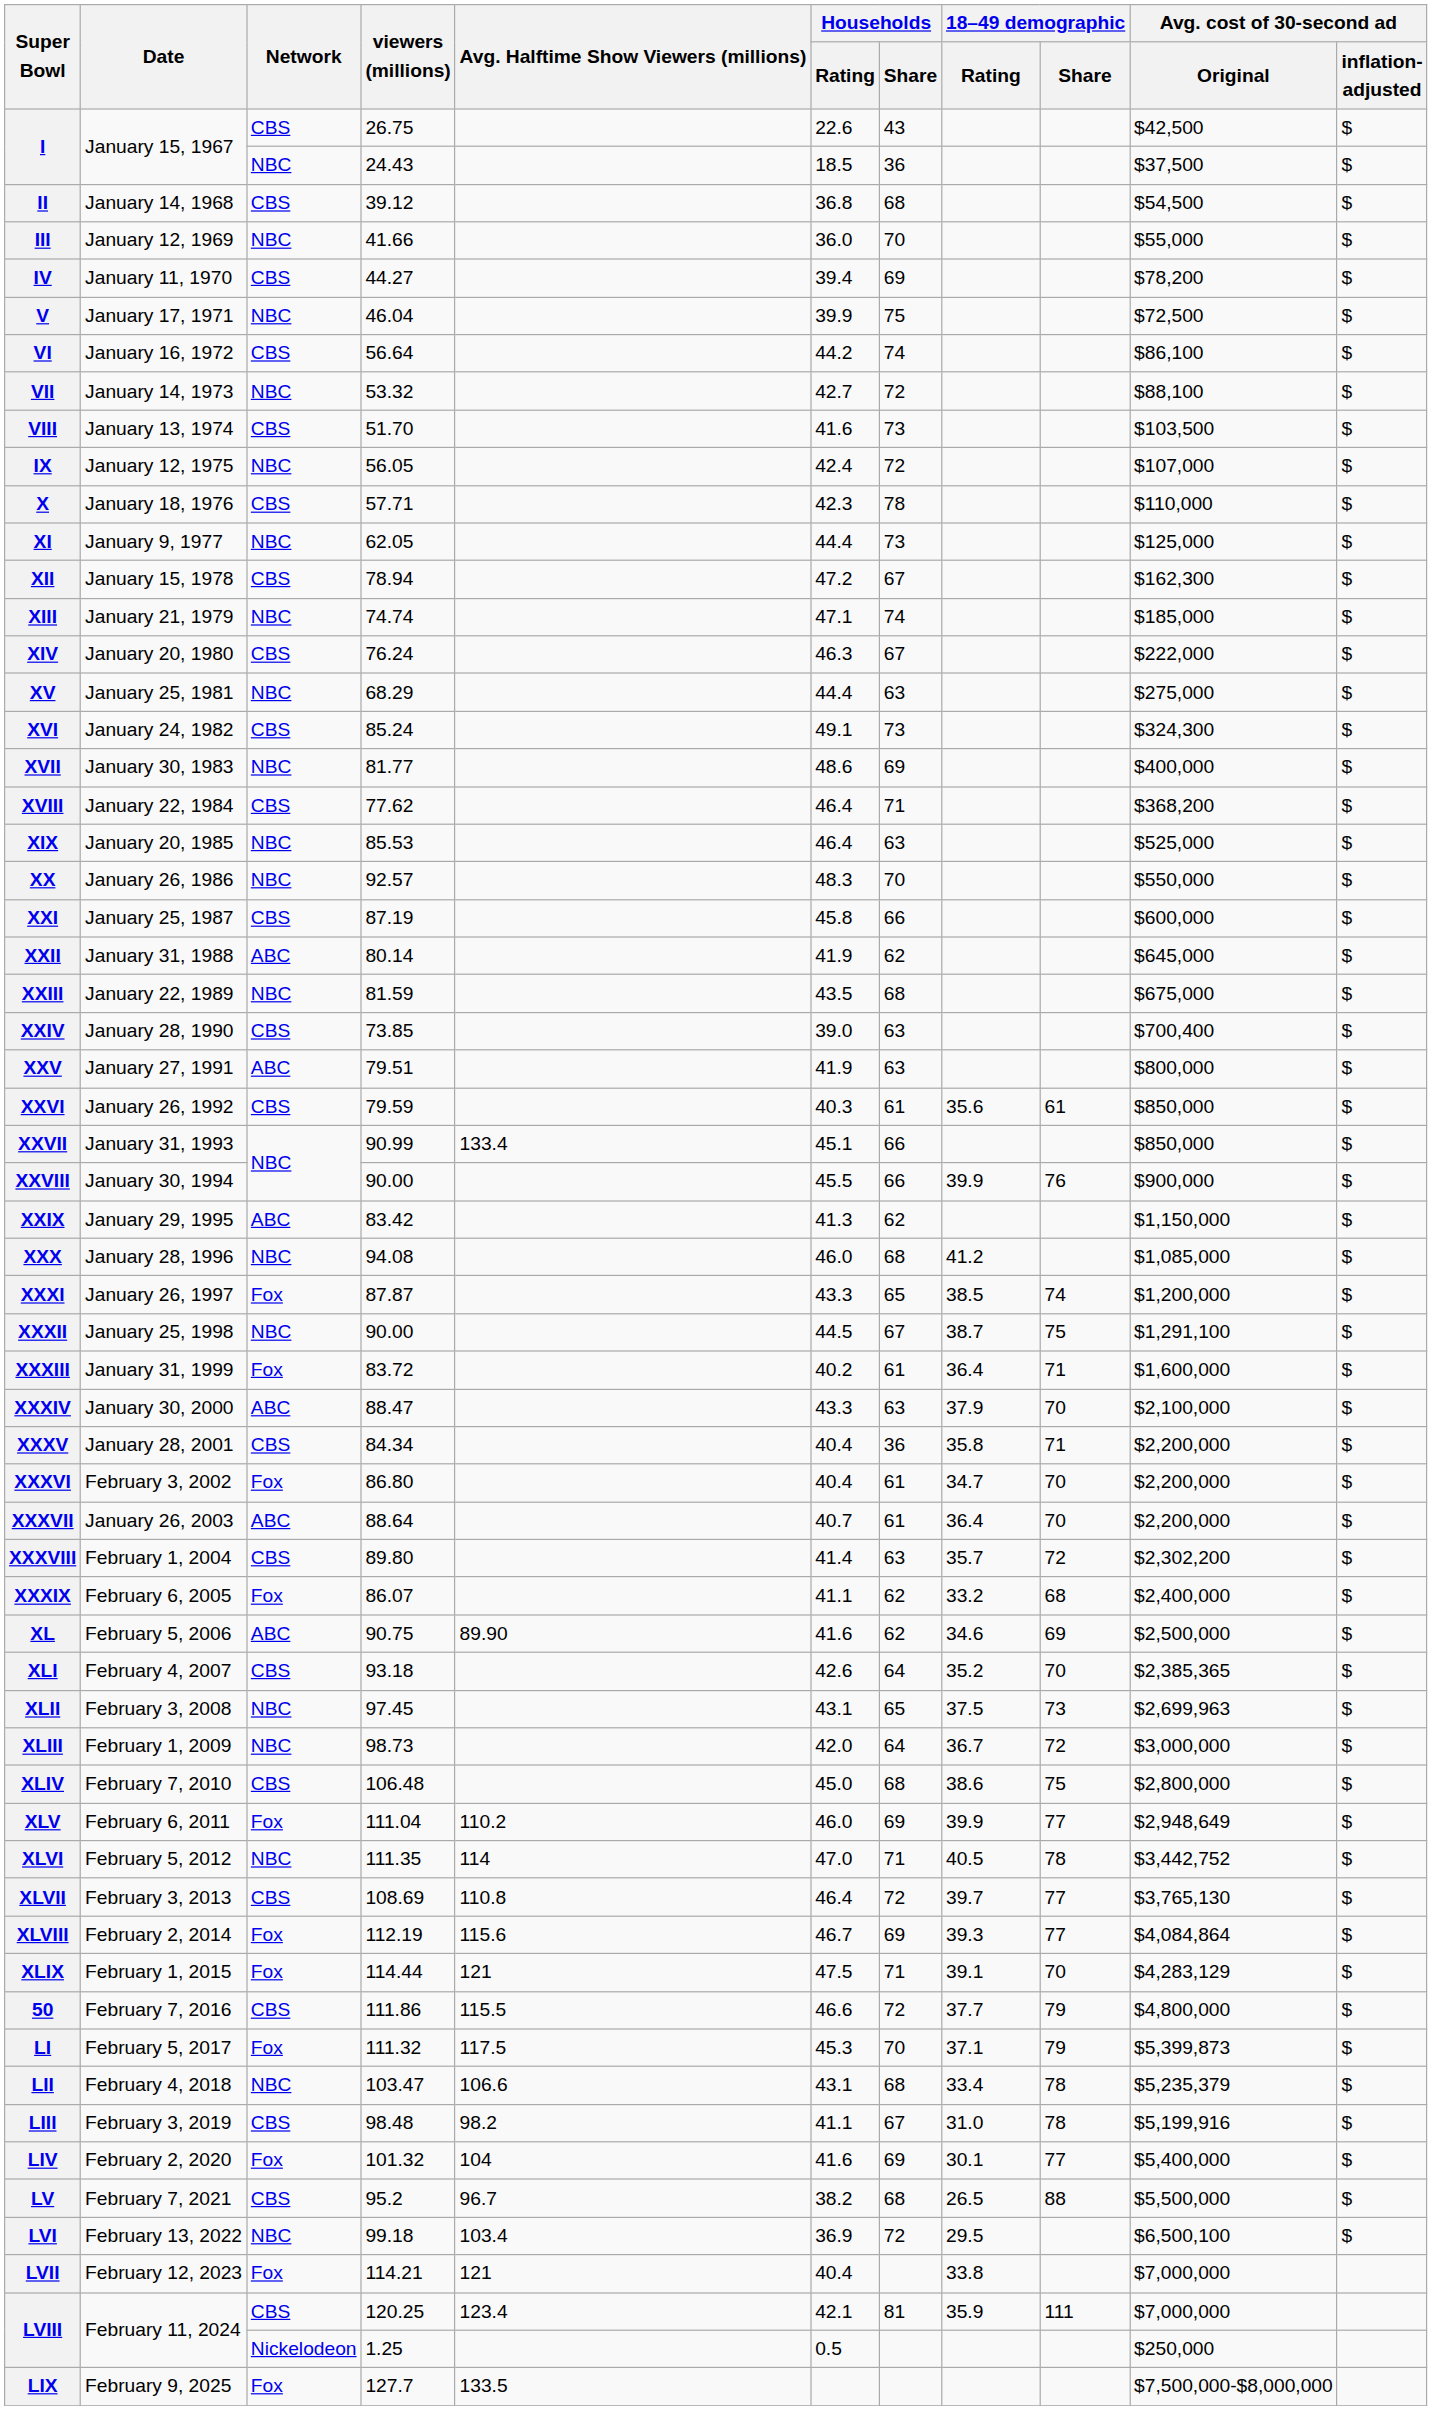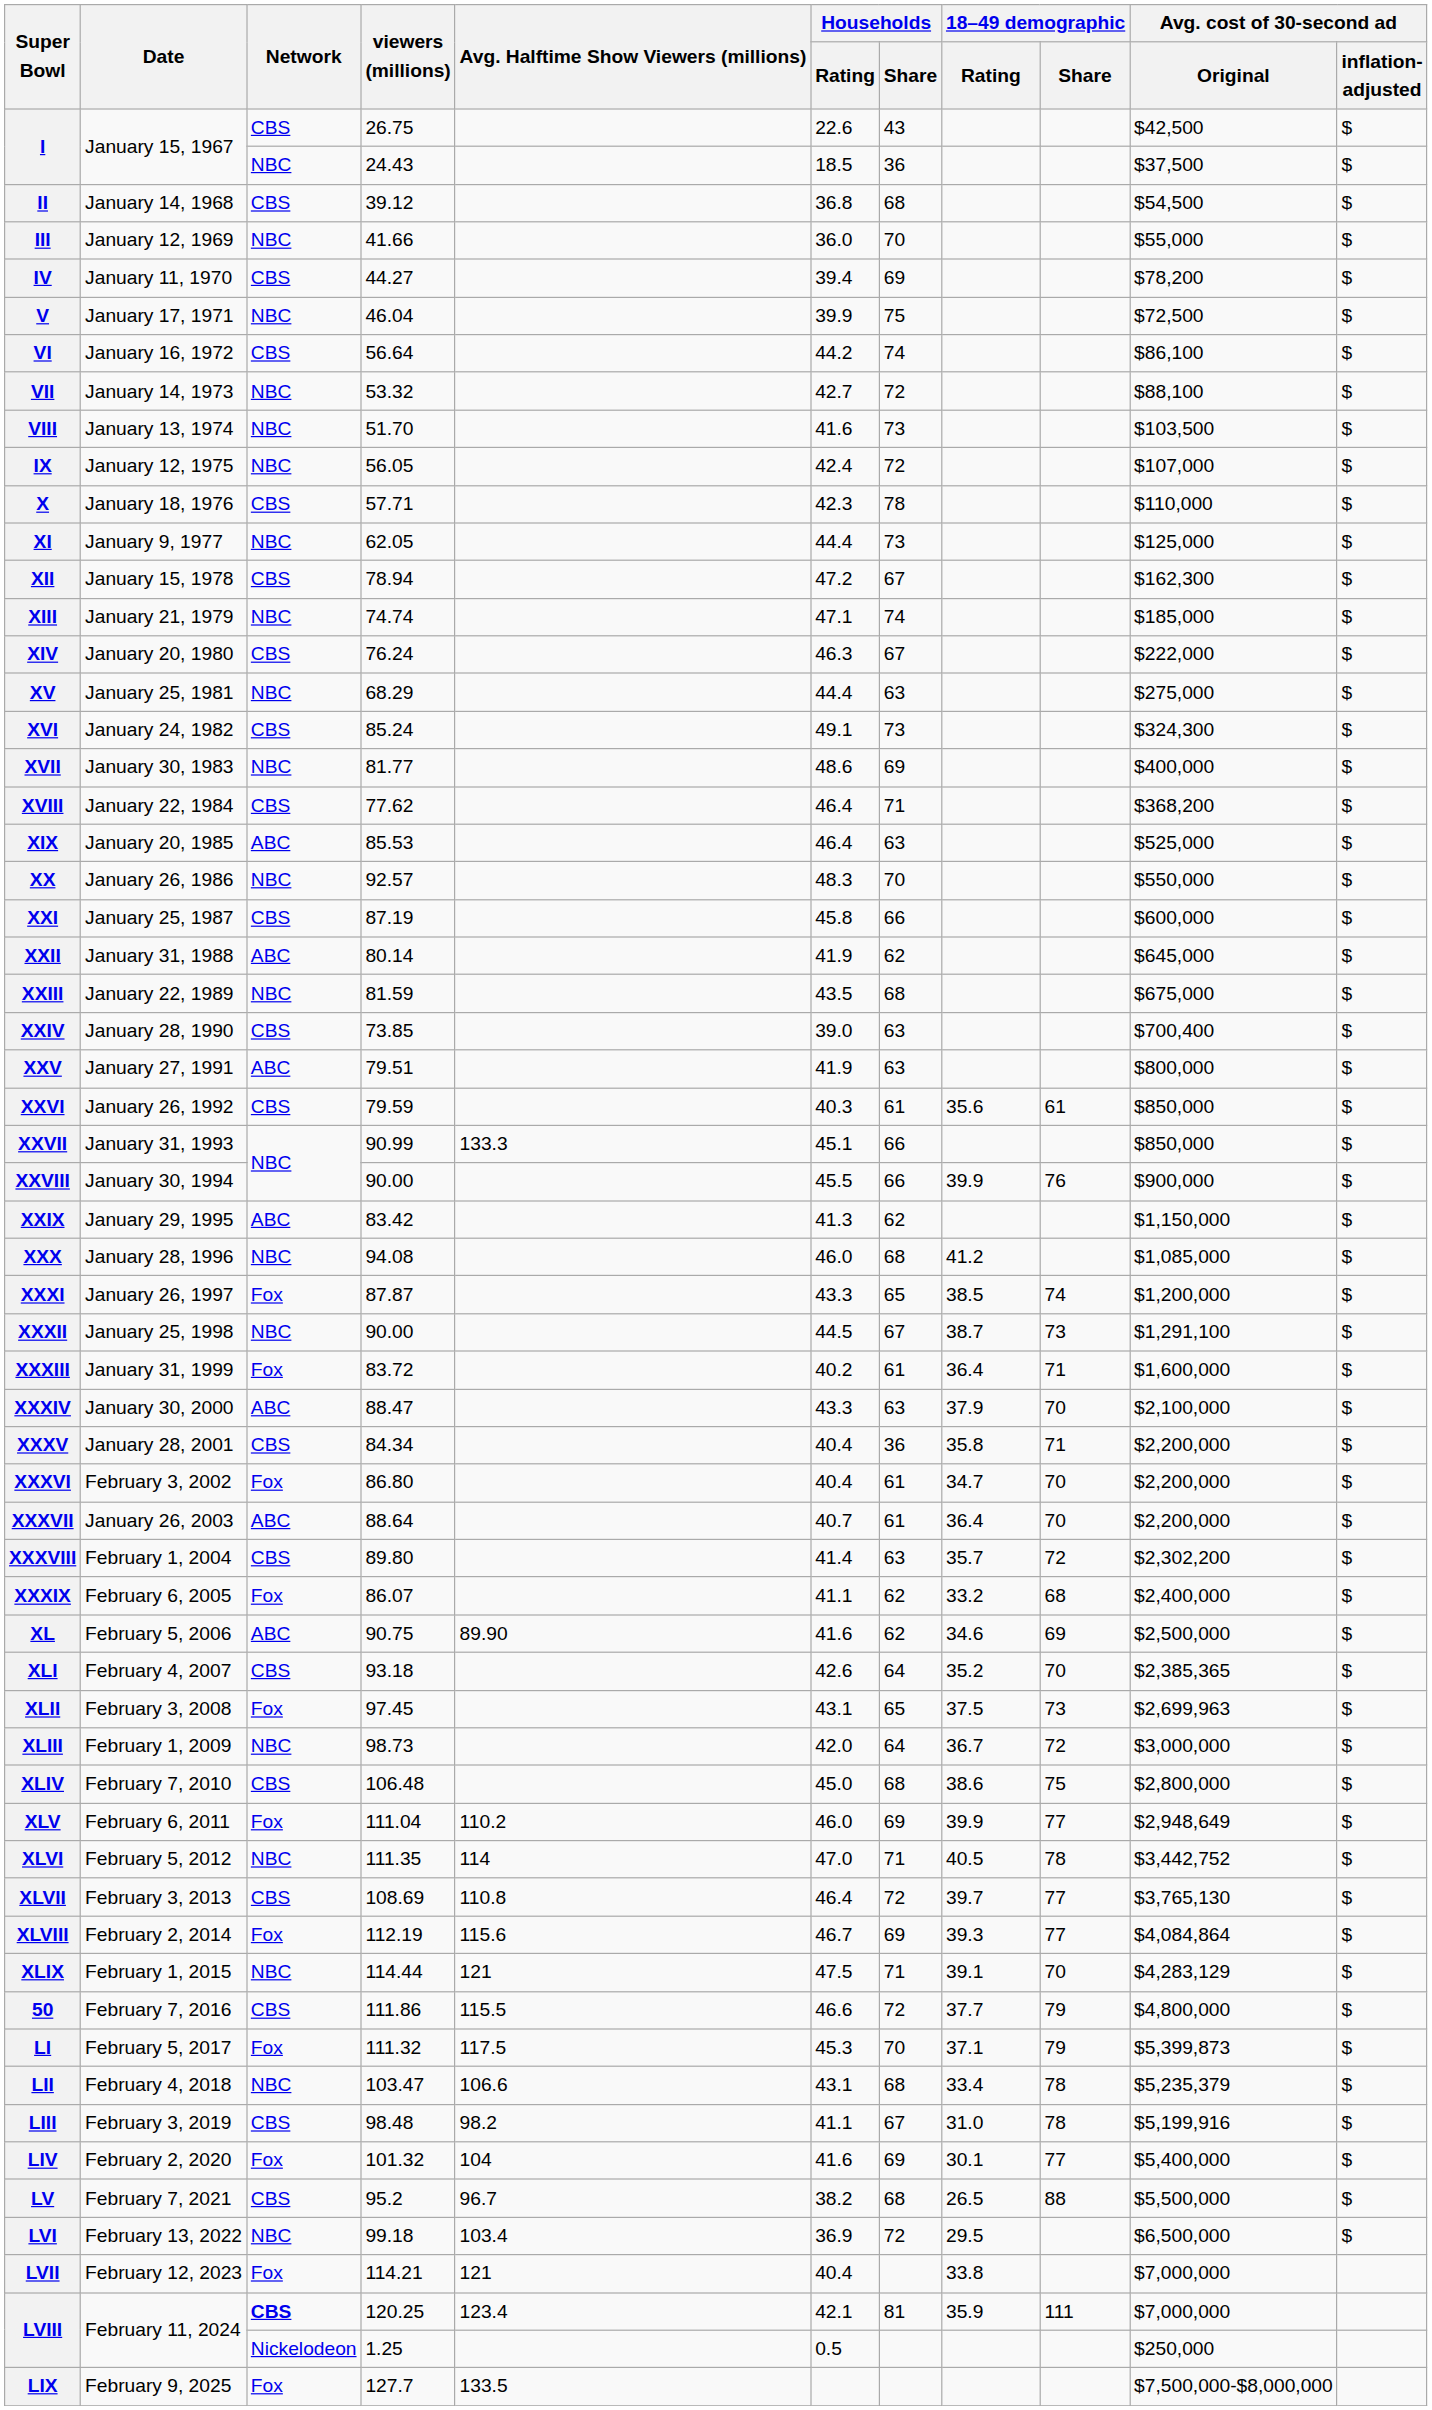(271, 428) CBS -> (271, 428) NBC
(271, 842) NBC -> (271, 842) ABC
(484, 1143) 133.4 -> (484, 1143) 133.3
(1055, 1332) 75 -> (1055, 1332) 73
(271, 1708) NBC -> (267, 1708) Fox
(267, 1972) Fox -> (271, 1972) NBC
(1182, 2235) $6,500,100 -> (1182, 2235) $6,500,000
(271, 2311) normal -> (271, 2311) bold
